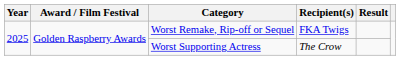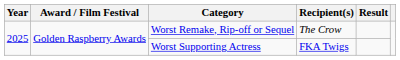(324, 30) FKA Twigs -> (320, 30) The Crow
(320, 47) The Crow -> (324, 47) FKA Twigs
